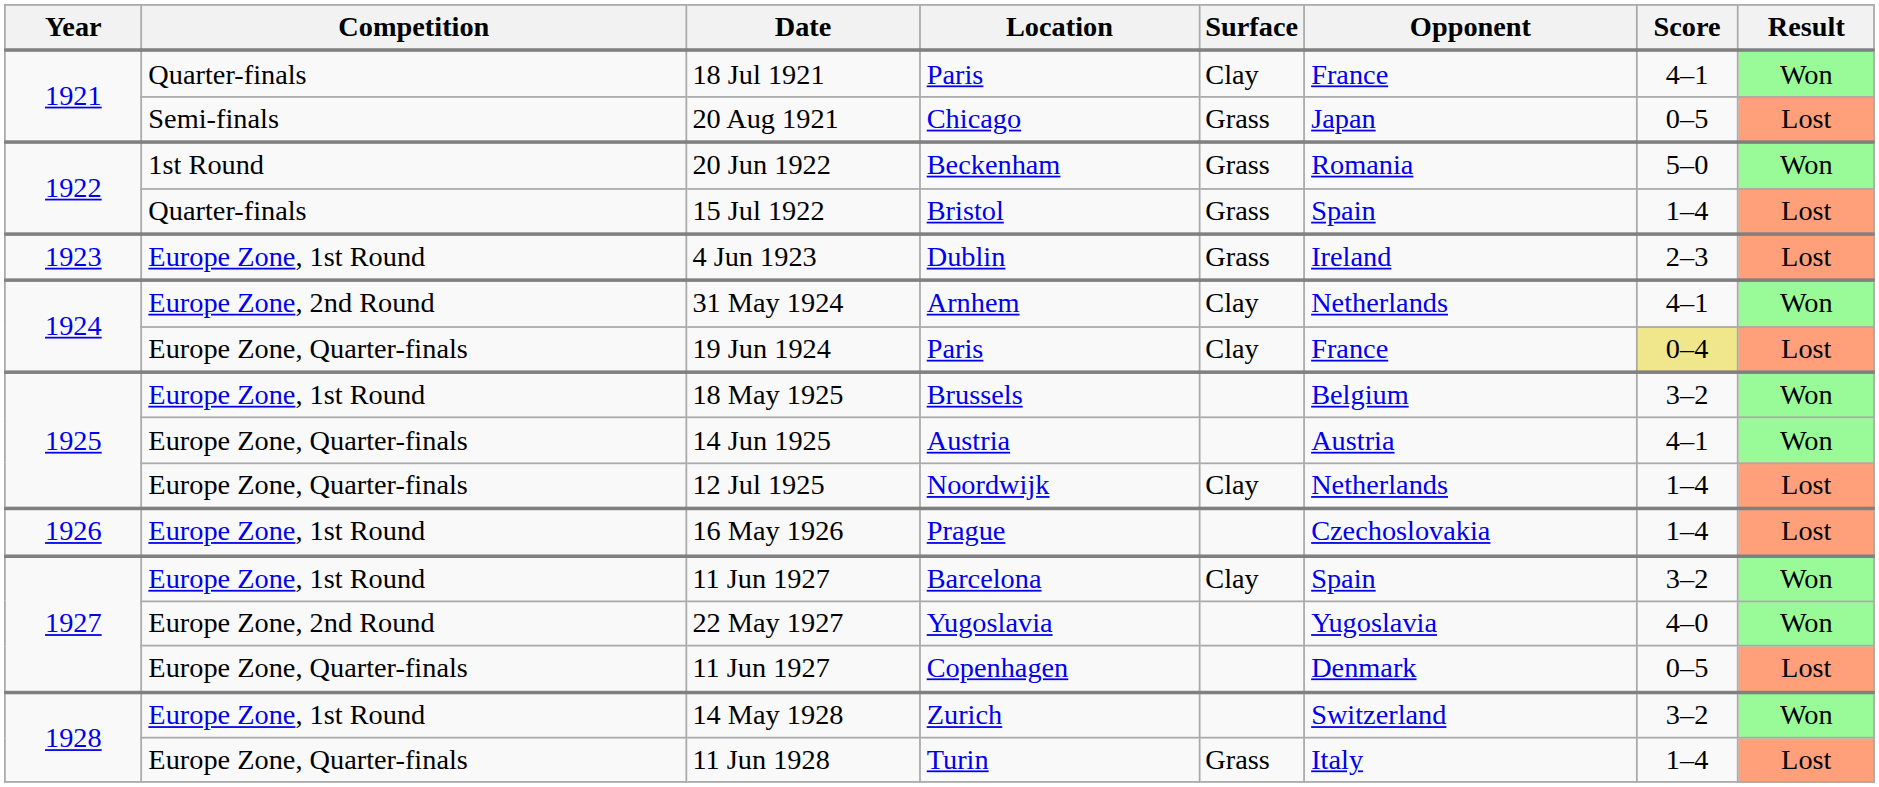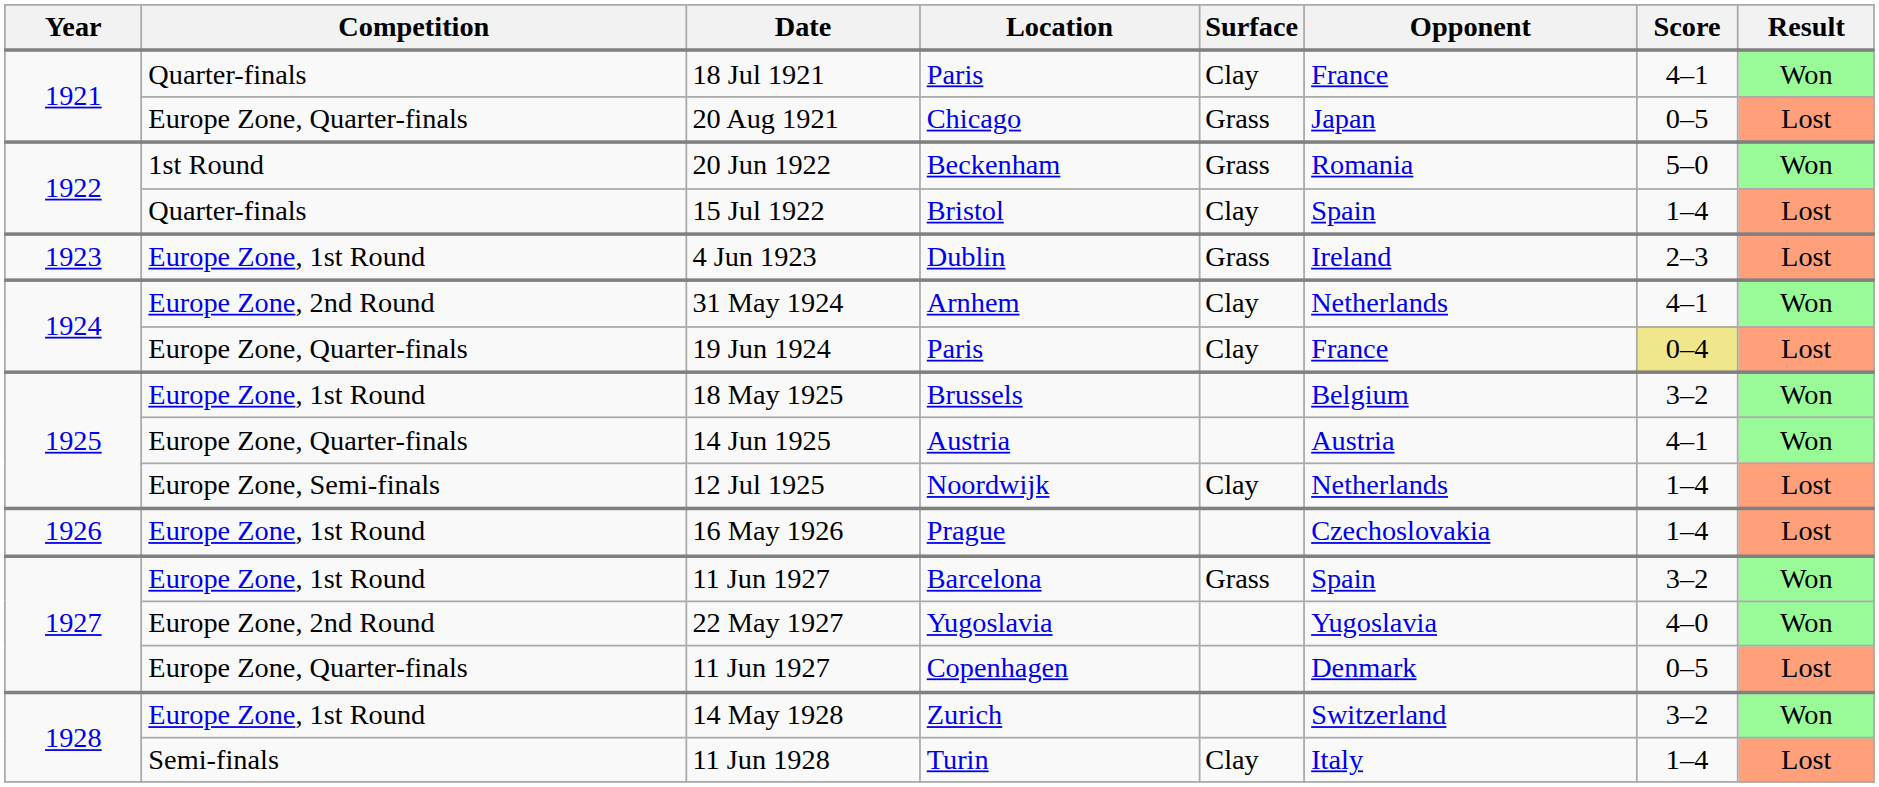(214, 118) Semi-finals -> (308, 118) Europe Zone, Quarter-finals
(1238, 210) Grass -> (1232, 210) Clay
(308, 484) Europe Zone, Quarter-finals -> (294, 484) Europe Zone, Semi-finals
(1232, 578) Clay -> (1238, 578) Grass
(308, 759) Europe Zone, Quarter-finals -> (214, 759) Semi-finals
(1238, 759) Grass -> (1232, 759) Clay
